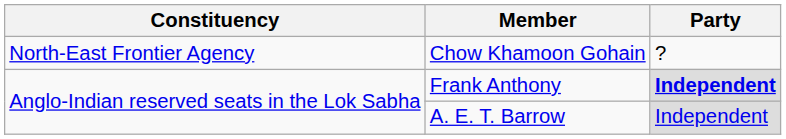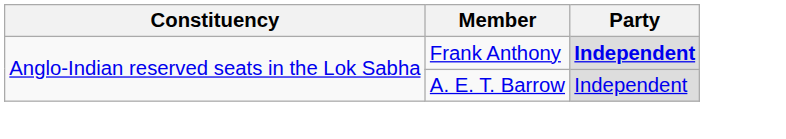- row: (538, 52)
